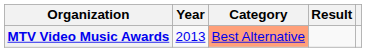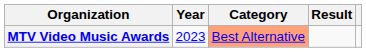(190, 36) 2013 -> (190, 36) 2023
